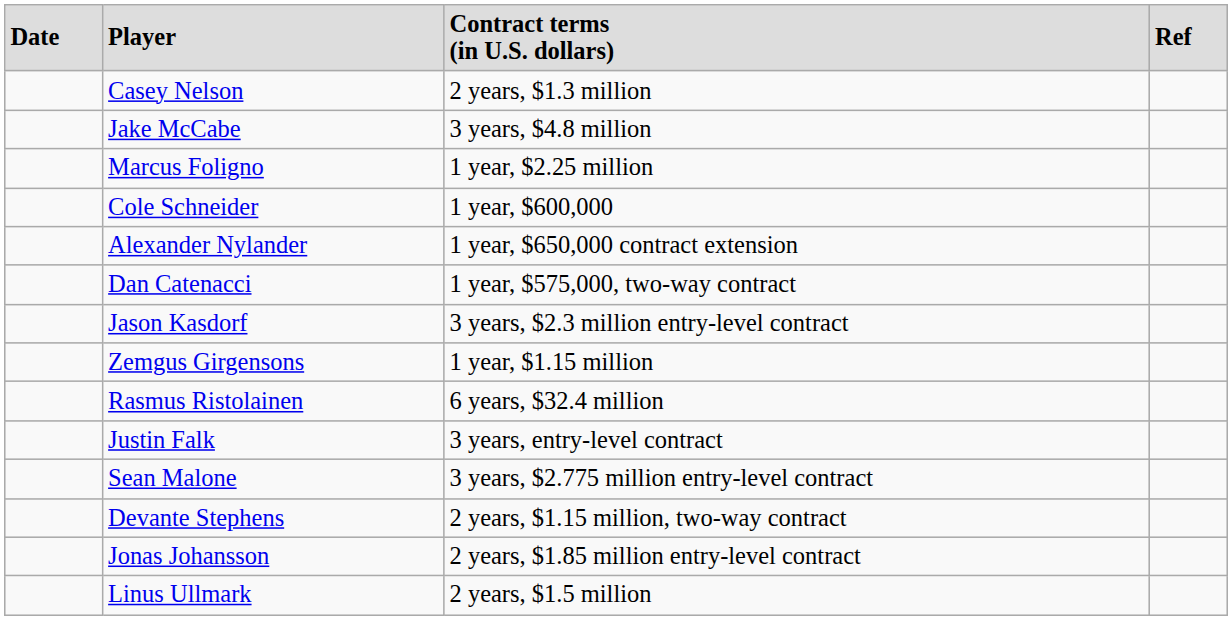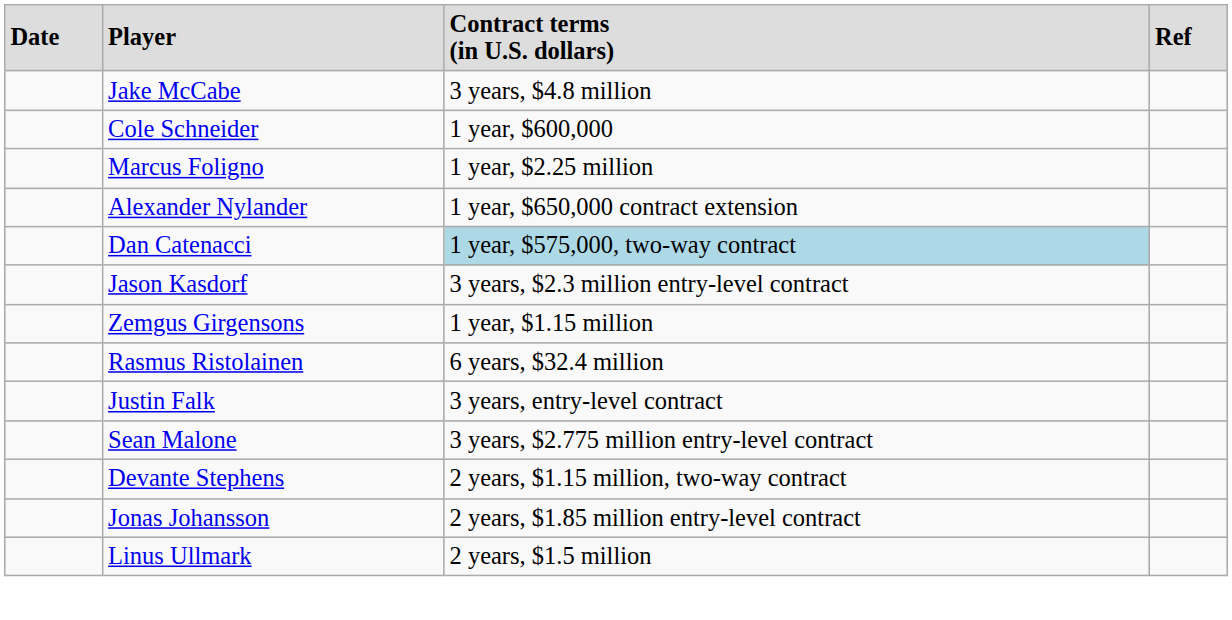- row: (176, 90)
rows swapped: (183, 206) <-> (186, 167)
(623, 284) no background -> (623, 245) lightblue background
